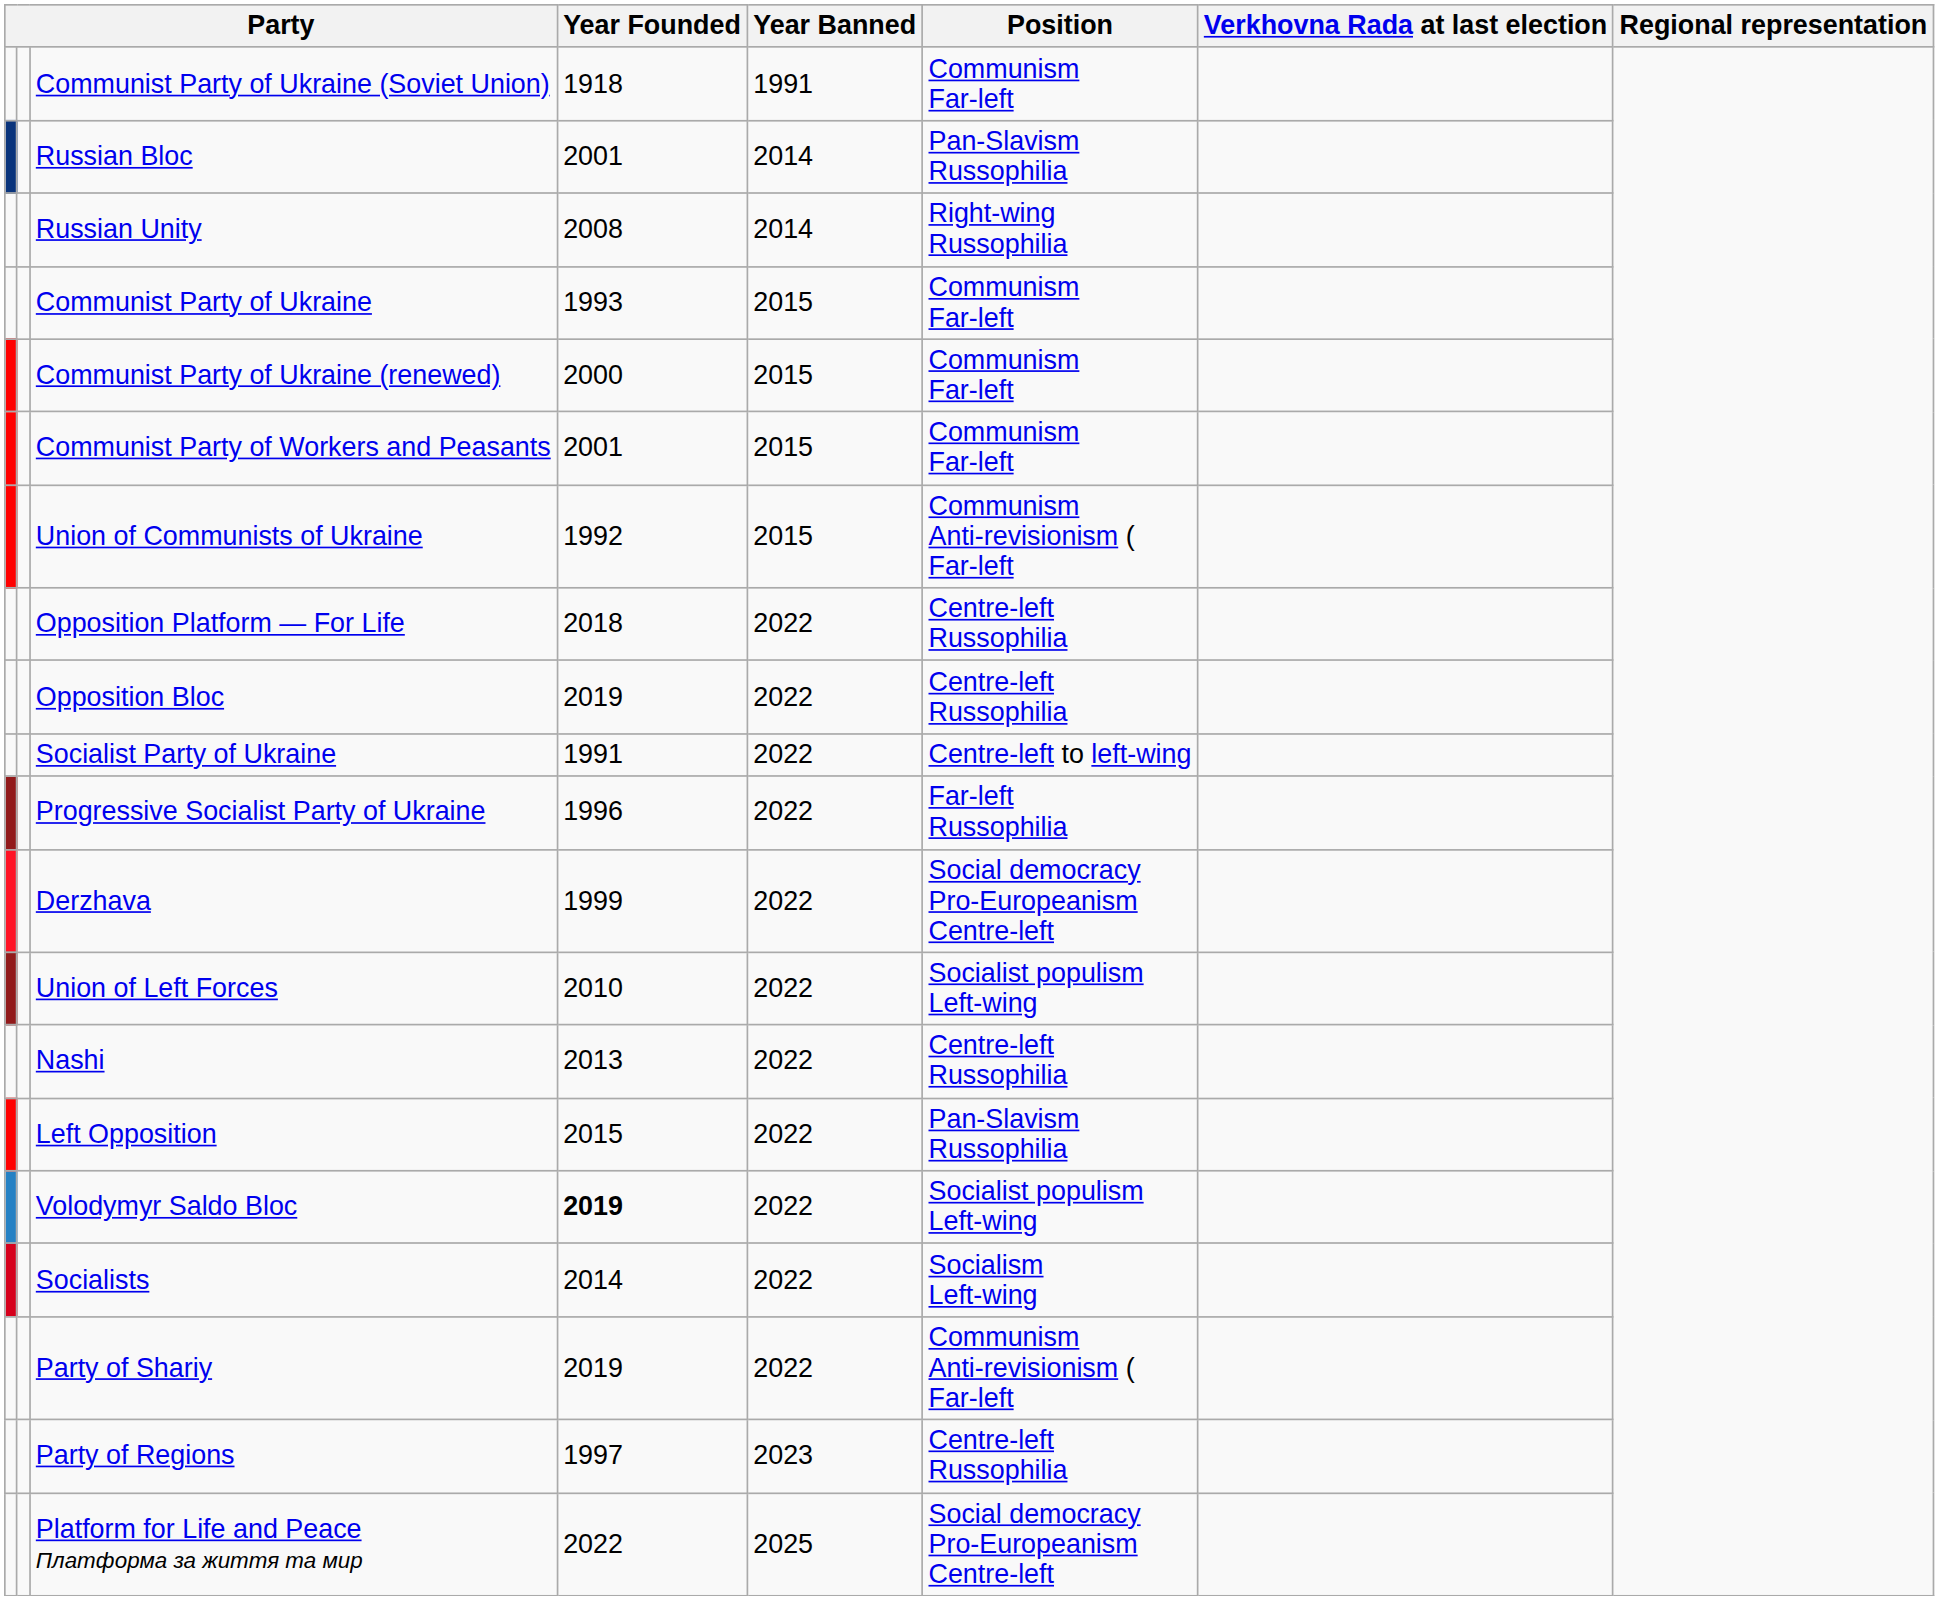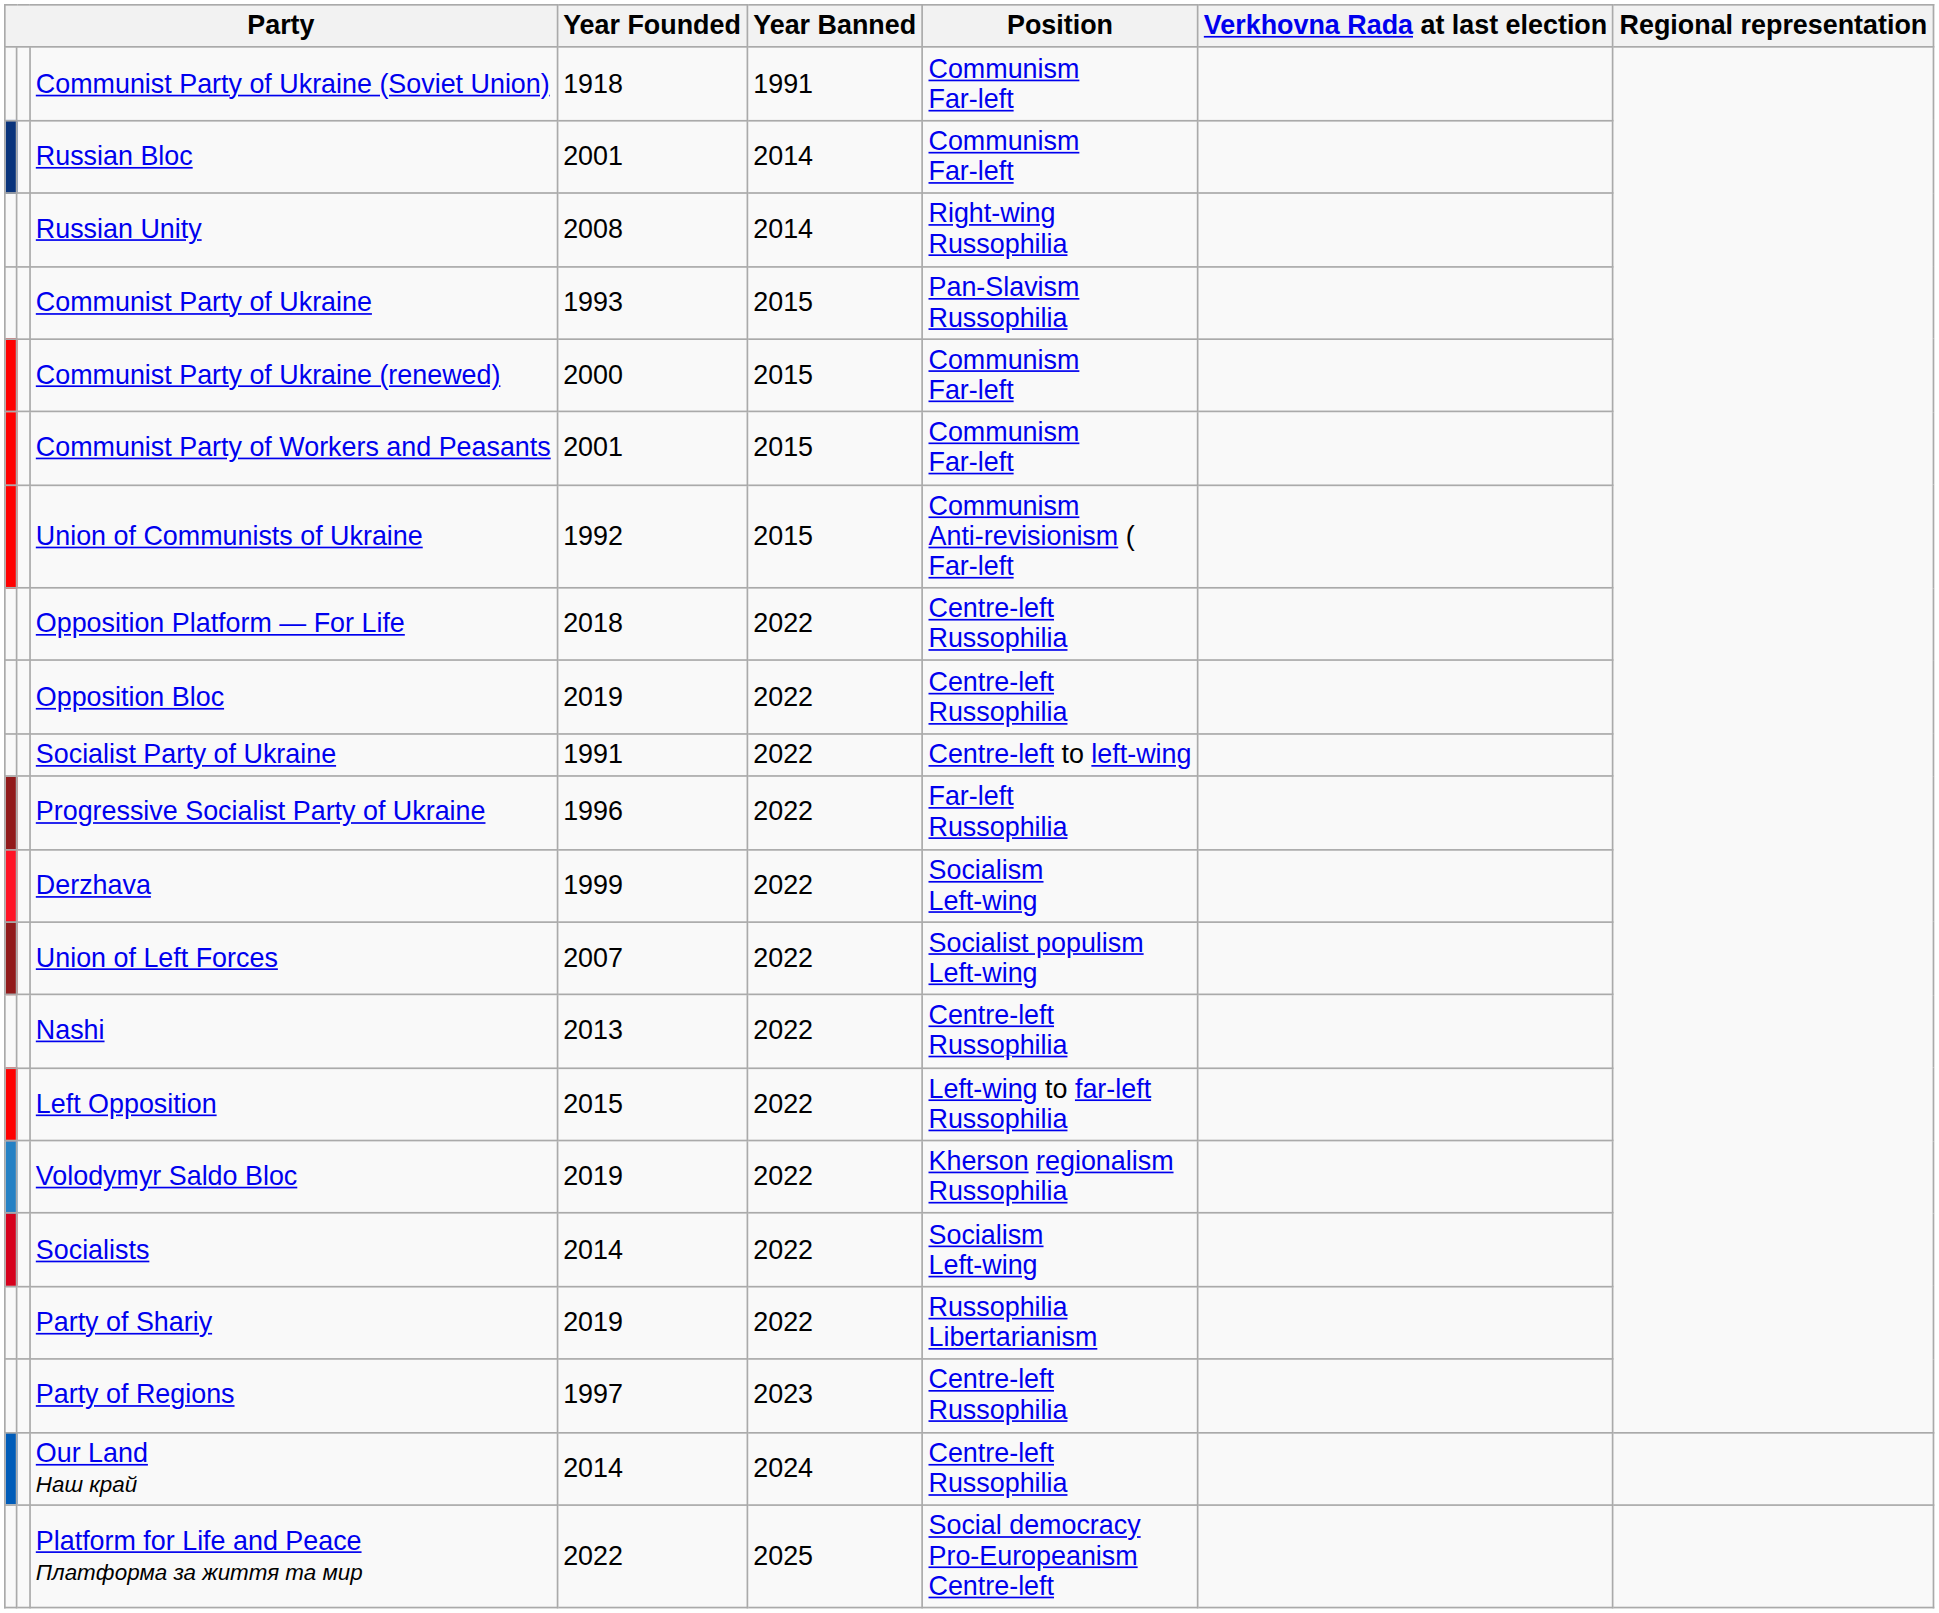(1004, 156) Pan-Slavism Russophilia -> (1004, 156) Communism Far-left
(1004, 302) Communism Far-left -> (1004, 302) Pan-Slavism Russophilia
(1035, 900) Social democracy Pro-Europeanism Centre-left -> (986, 885) Socialism Left-wing
(593, 988) 2010 -> (593, 958) 2007
(1004, 1133) Pan-Slavism Russophilia -> (1040, 1103) Left-wing to far-left Russophilia
(593, 1206) bold -> (593, 1176) normal
(1036, 1206) Socialist populism Left-wing -> (1051, 1176) Kherson regionalism Russophilia
(1032, 1367) Communism Anti-revisionism ( Far-left -> (1013, 1322) Russophilia Libertarianism
+ row: (92, 1468)
